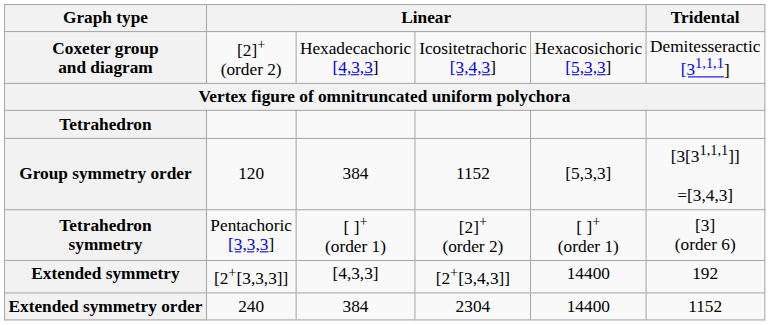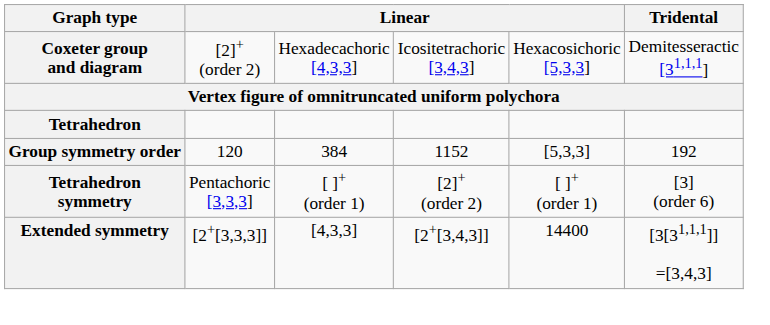(705, 173) [3[31,1,1]] =[3,4,3] -> (684, 151) 192
(705, 274) 192 -> (684, 252) [3[31,1,1]] =[3,4,3]
- row: (105, 306)
